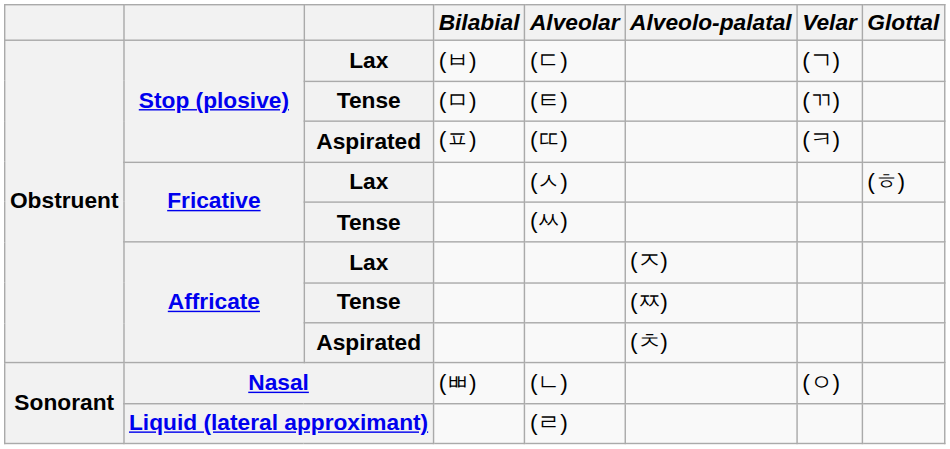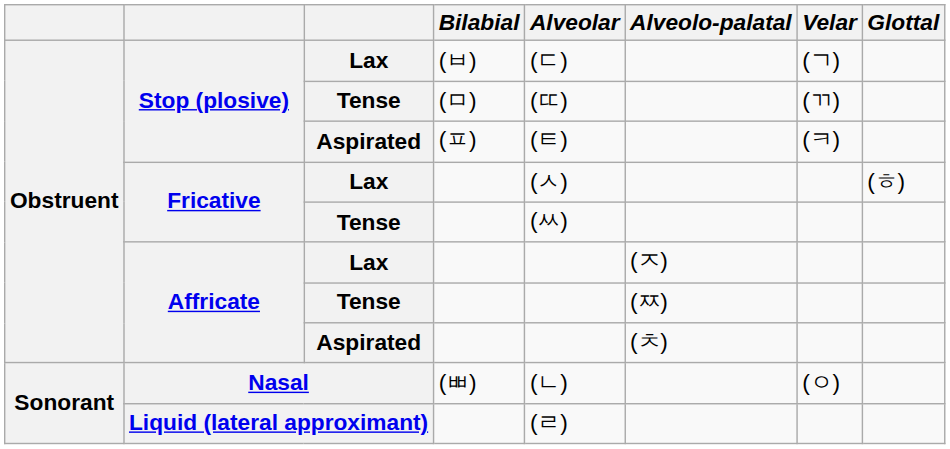(549, 100) (ㅌ) -> (549, 100) (ㄸ)
(549, 140) (ㄸ) -> (549, 140) (ㅌ)
